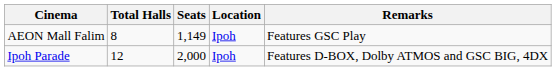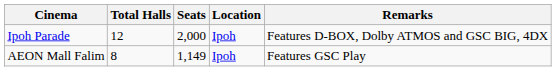rows swapped: (56, 35) <-> (39, 55)
